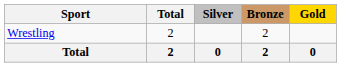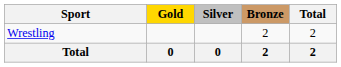columns swapped: (313, 14) <-> (170, 14)
